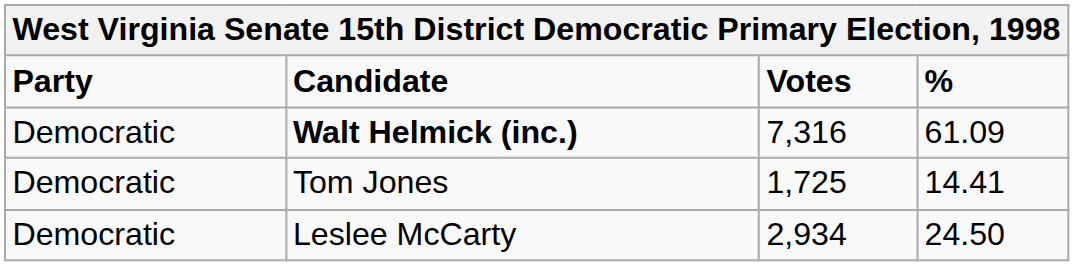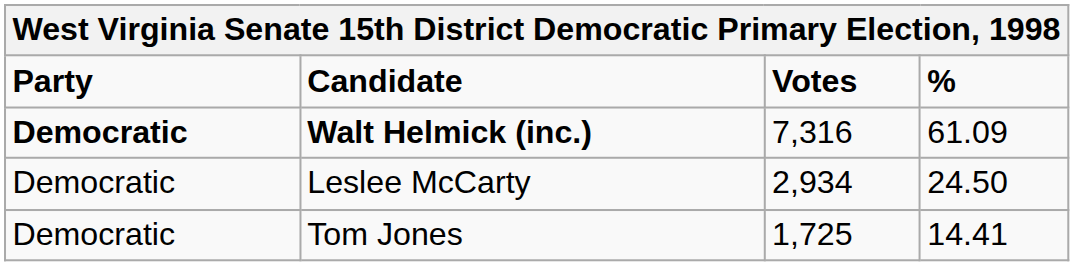(94, 132) normal -> (100, 132) bold
rows swapped: (405, 234) <-> (371, 183)
